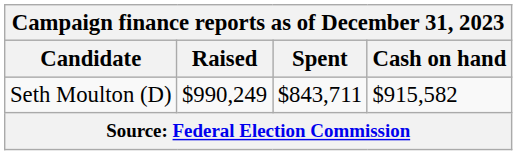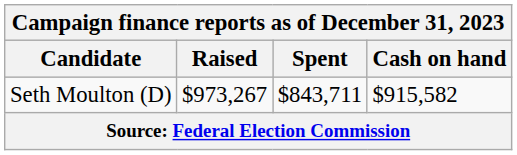(225, 94) $990,249 -> (225, 94) $973,267
